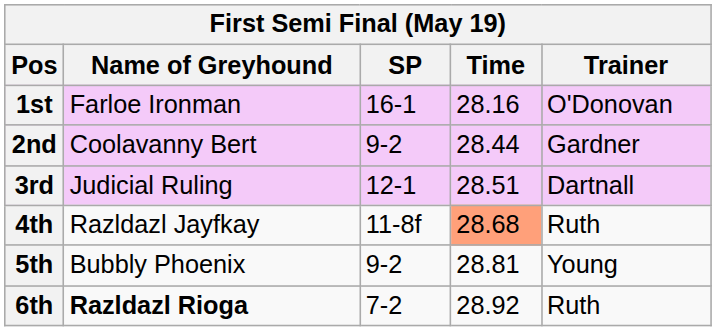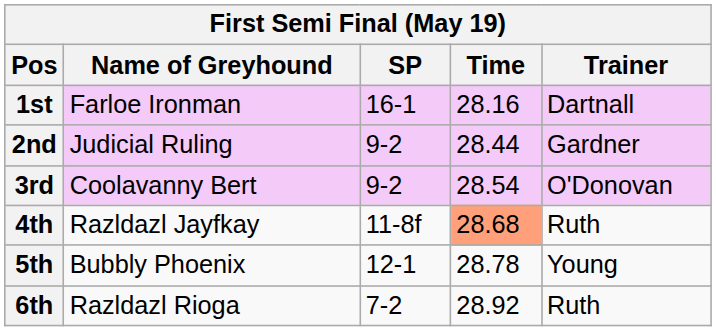(610, 104) O'Donovan -> (591, 104) Dartnall
(163, 144) Coolavanny Bert -> (151, 144) Judicial Ruling
(151, 184) Judicial Ruling -> (163, 184) Coolavanny Bert
(391, 184) 12-1 -> (384, 184) 9-2
(488, 184) 28.51 -> (488, 184) 28.54
(591, 184) Dartnall -> (610, 184) O'Donovan
(384, 265) 9-2 -> (391, 265) 12-1
(488, 265) 28.81 -> (488, 265) 28.78
(159, 305) bold -> (155, 305) normal
